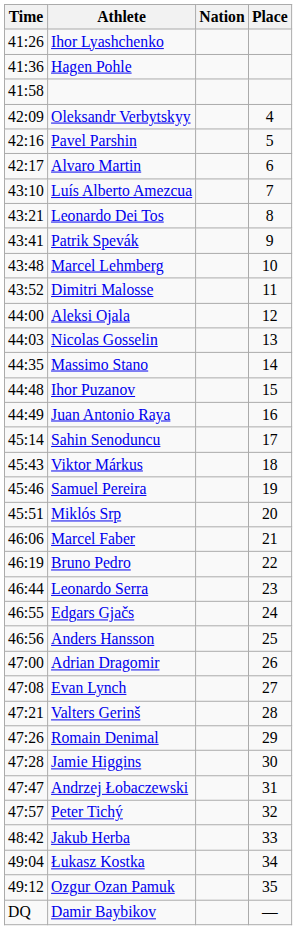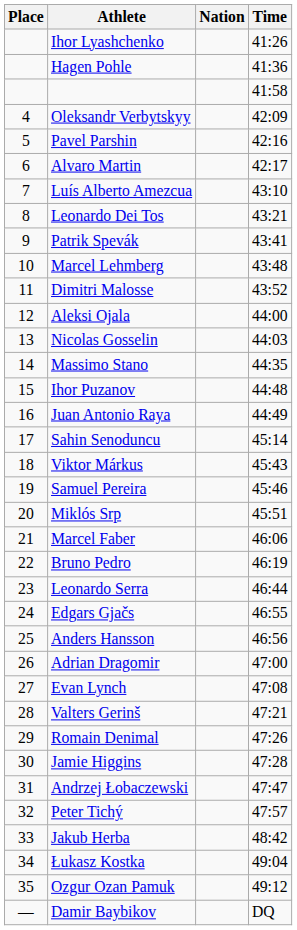columns swapped: (270, 16) <-> (26, 16)
